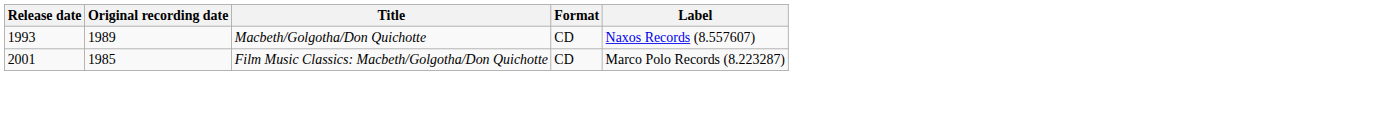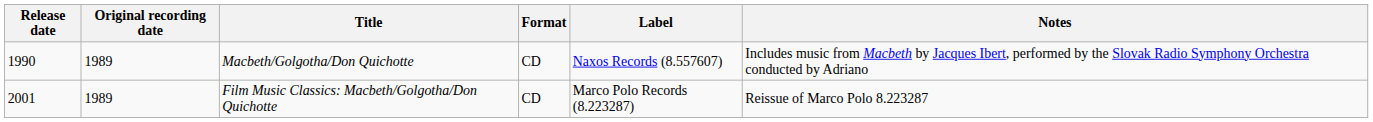+ column: (1055, 23)
(22, 37) 1993 -> (22, 61) 1990
(102, 59) 1985 -> (99, 98) 1989
